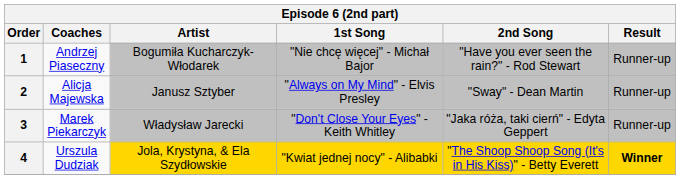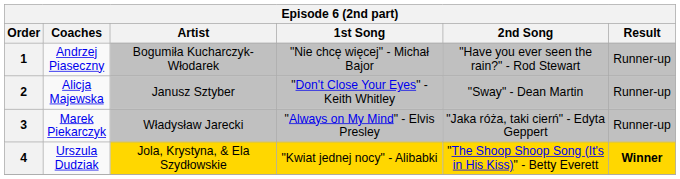(360, 92) "Always on My Mind" - Elvis Presley -> (360, 92) "Don't Close Your Eyes" - Keith Whitley
(360, 125) "Don't Close Your Eyes" - Keith Whitley -> (360, 125) "Always on My Mind" - Elvis Presley
